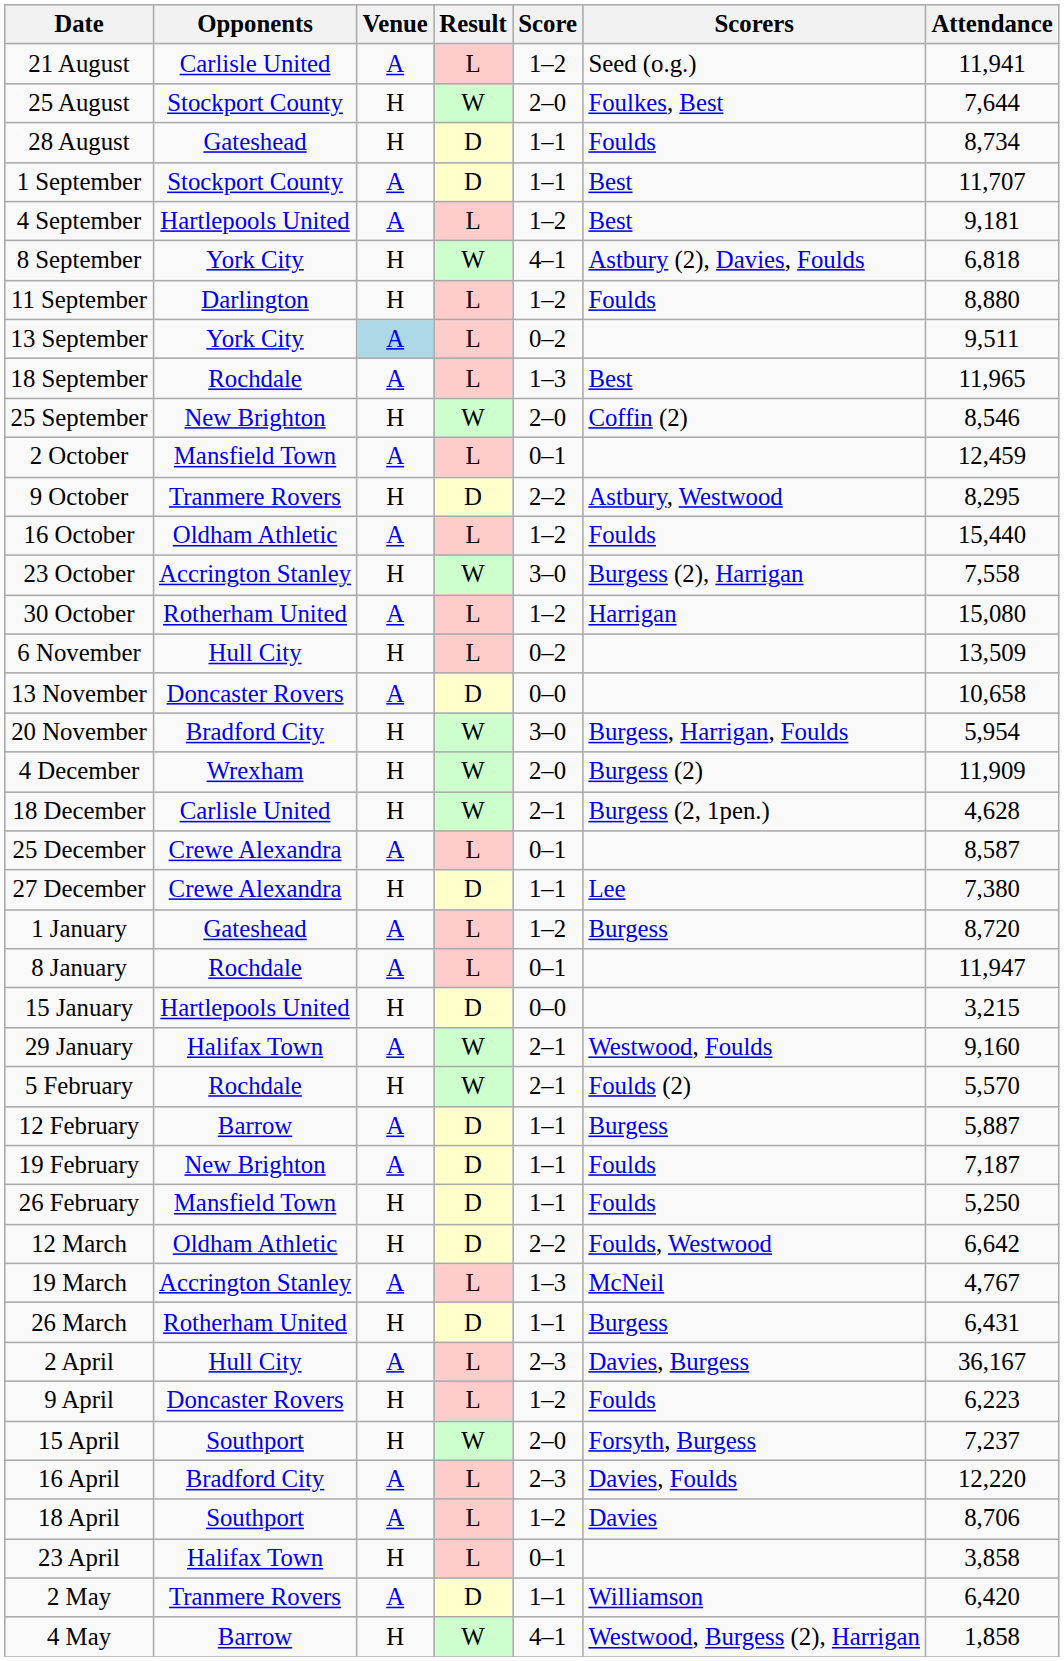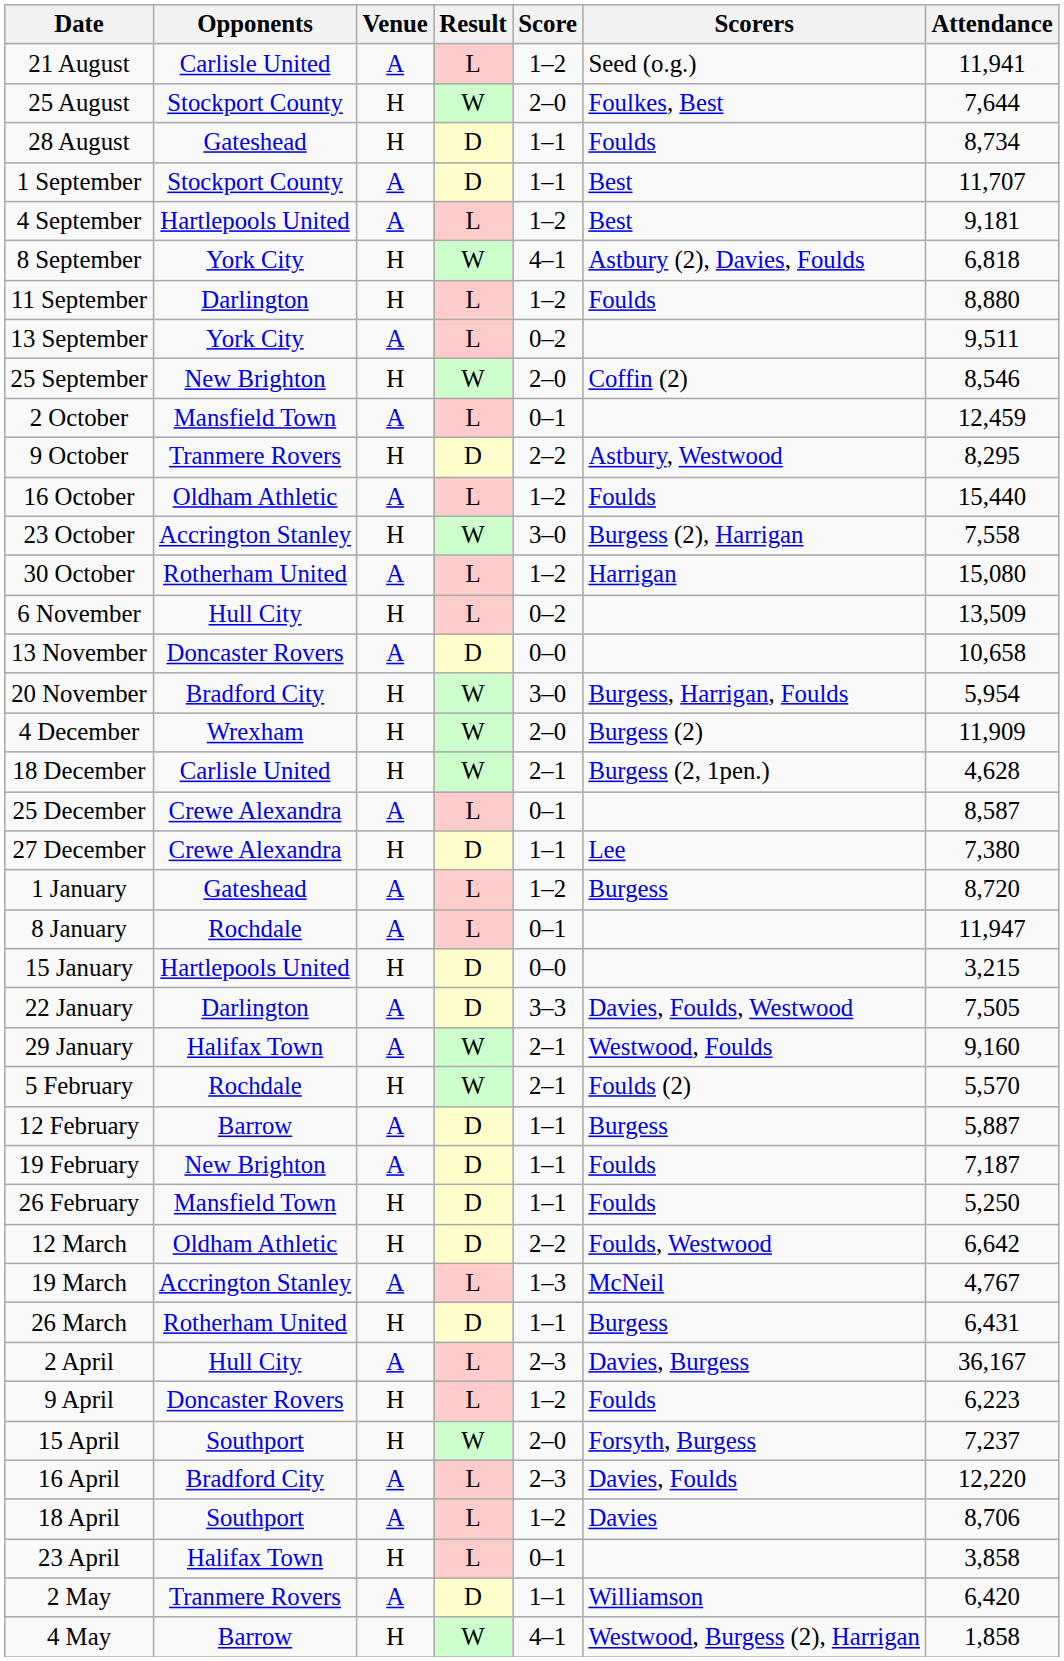(395, 338) lightblue background -> (395, 338) no background
- row: (79, 378)
+ row: (79, 1007)
